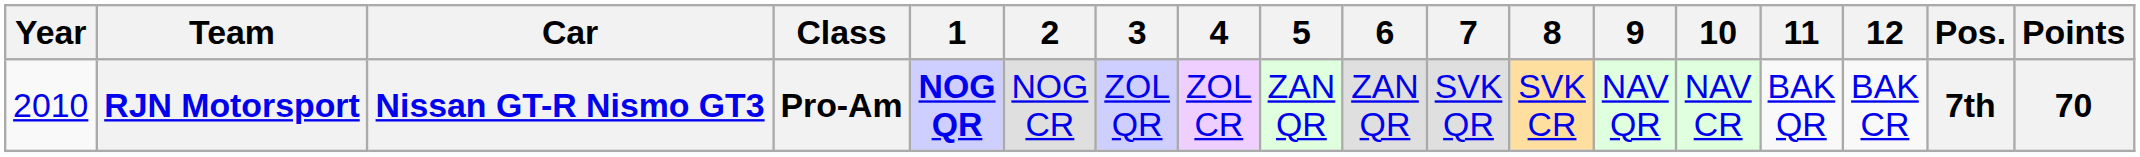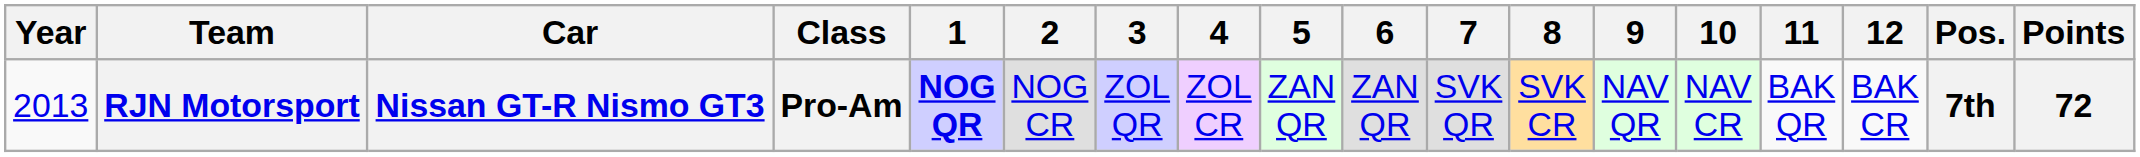(51, 105) 2010 -> (51, 105) 2013
(2074, 105) 70 -> (2074, 105) 72
